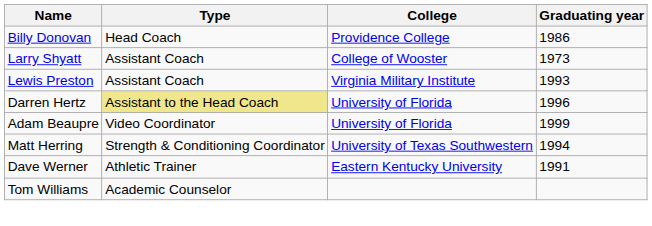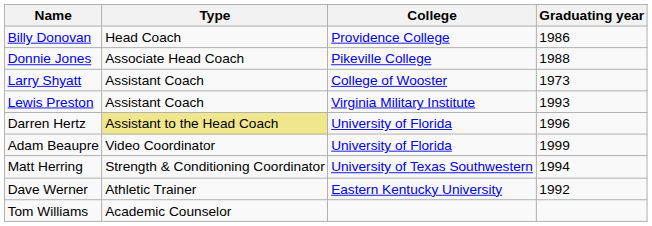+ row: (49, 59)
(555, 167) 1991 -> (555, 189) 1992
